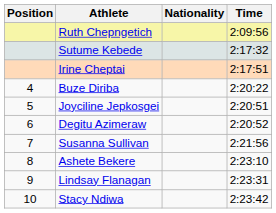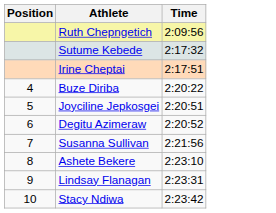- column: (194, 13)
